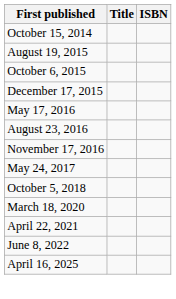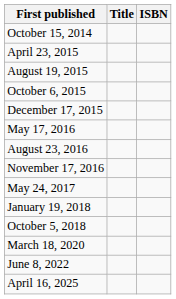+ row: (43, 52)
+ row: (49, 206)
- row: (43, 226)
